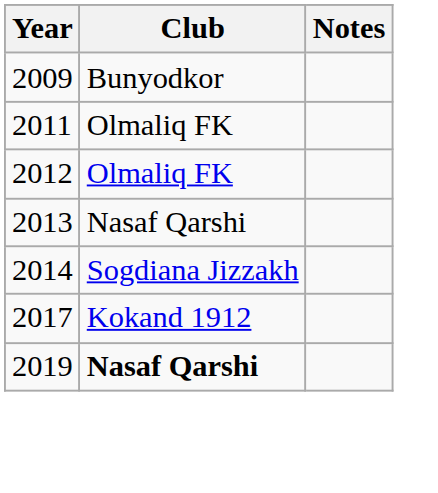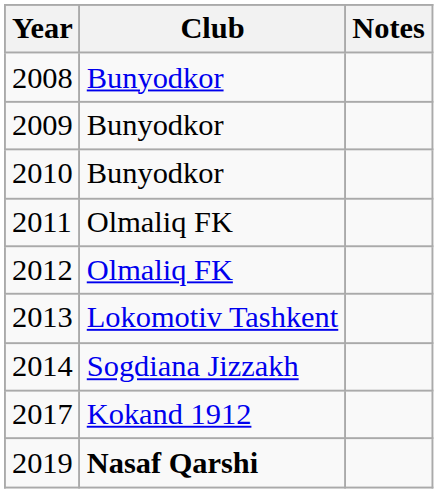+ row: (42, 76)
+ row: (42, 173)
(167, 221) Nasaf Qarshi -> (213, 317) Lokomotiv Tashkent
